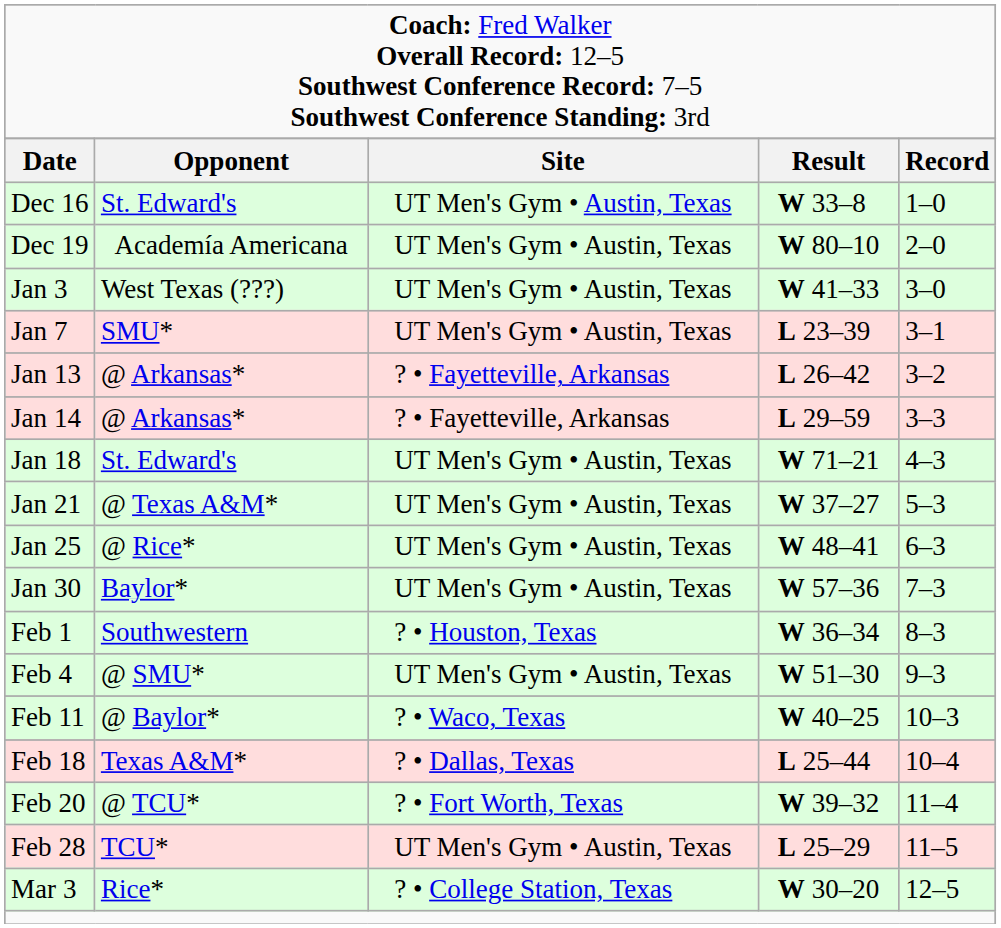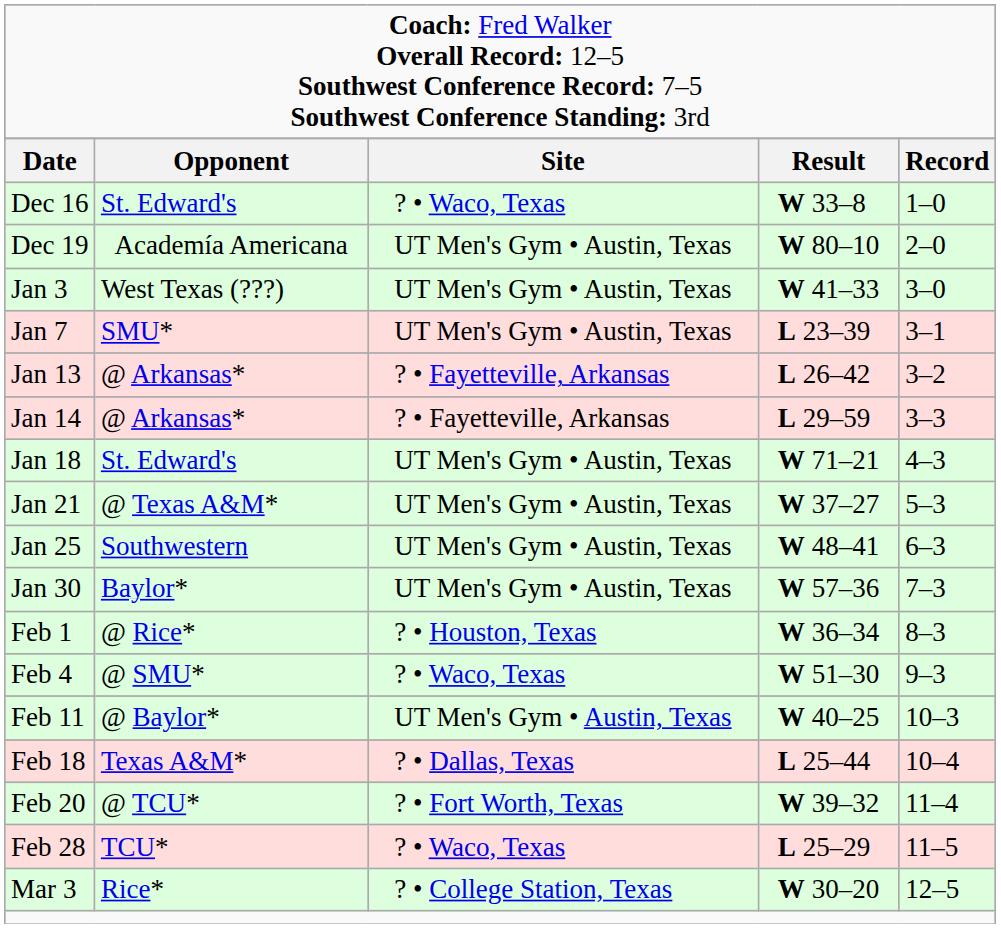(563, 202) UT Men's Gym • Austin, Texas -> (480, 202) ? • Waco, Texas
(148, 546) @ Rice* -> (174, 546) Southwestern
(174, 631) Southwestern -> (148, 631) @ Rice*
(563, 674) UT Men's Gym • Austin, Texas -> (480, 674) ? • Waco, Texas
(480, 717) ? • Waco, Texas -> (563, 717) UT Men's Gym • Austin, Texas
(563, 846) UT Men's Gym • Austin, Texas -> (480, 846) ? • Waco, Texas
